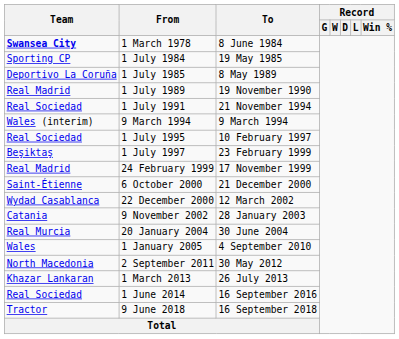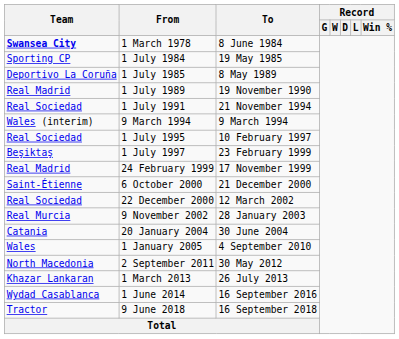(53, 200) Wydad Casablanca -> (44, 200) Real Sociedad
(27, 216) Catania -> (39, 216) Real Murcia
(39, 232) Real Murcia -> (27, 232) Catania
(44, 294) Real Sociedad -> (53, 294) Wydad Casablanca
